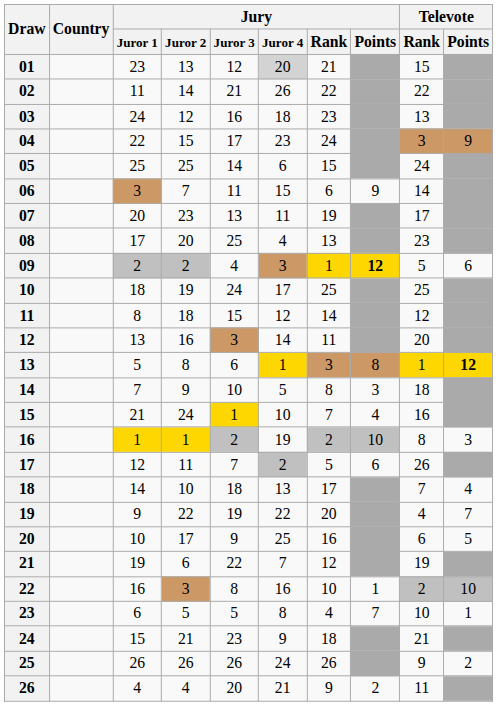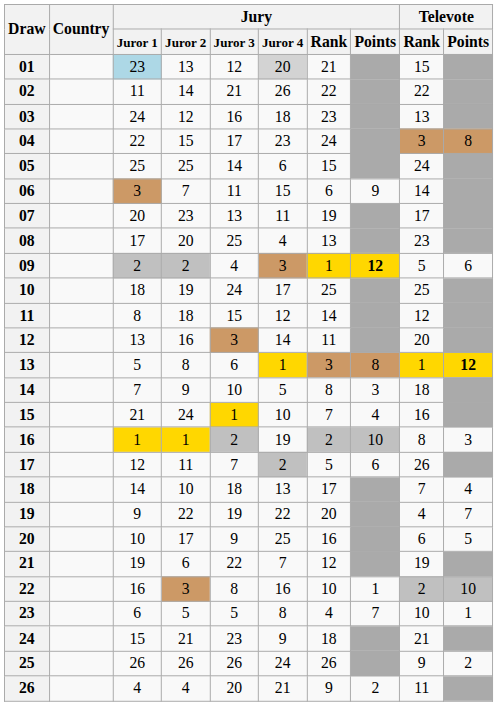(137, 66) no background -> (137, 66) lightblue background
(468, 141) 9 -> (468, 141) 8
